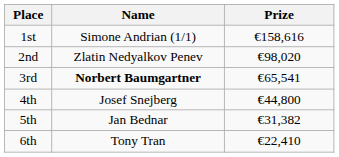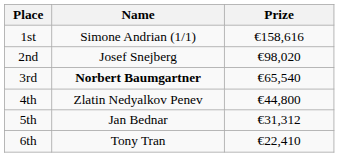(138, 57) Zlatin Nedyalkov Penev -> (138, 57) Josef Snejberg
(279, 78) €65,541 -> (279, 78) €65,540
(138, 99) Josef Snejberg -> (138, 99) Zlatin Nedyalkov Penev
(279, 120) €31,382 -> (279, 120) €31,312
